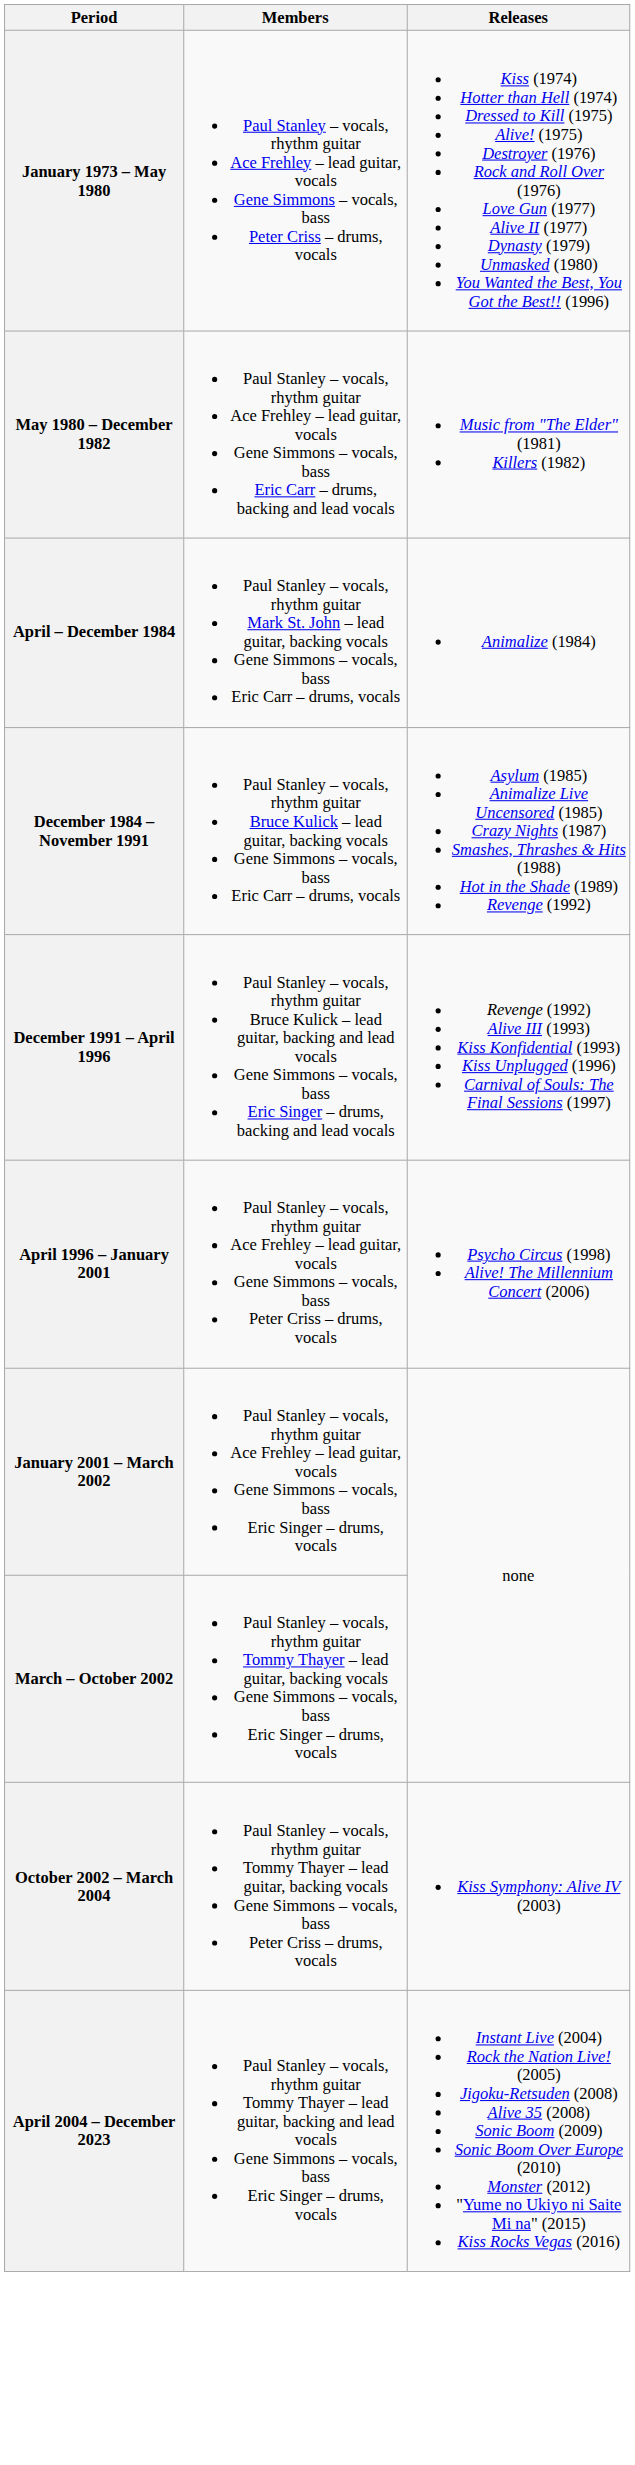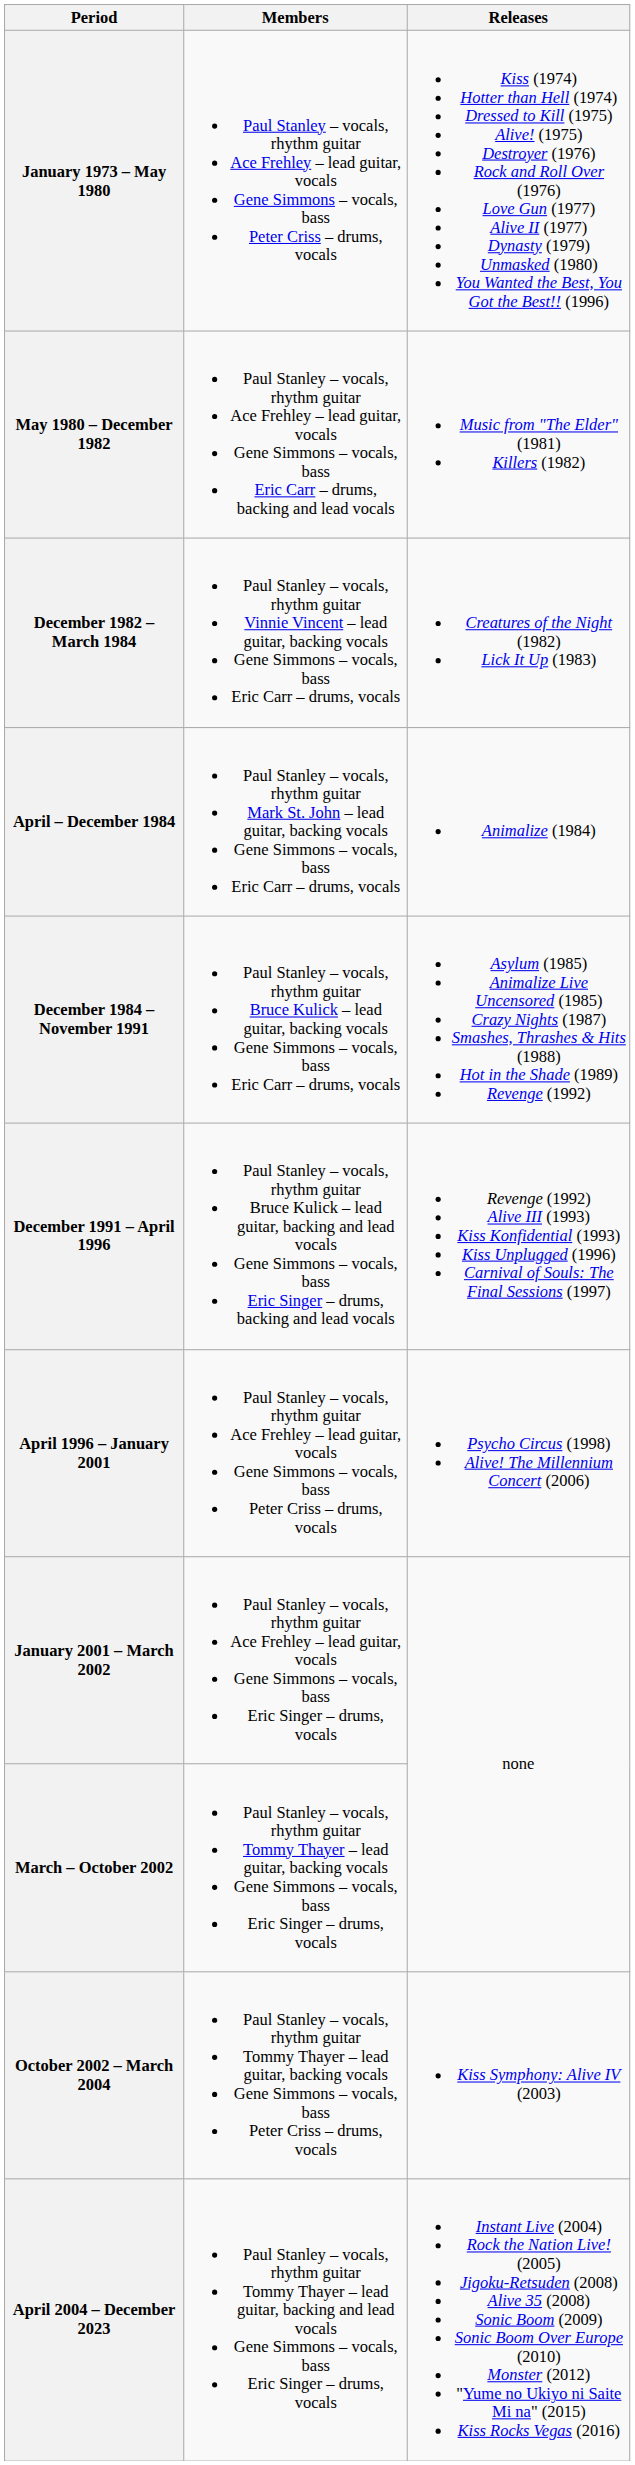+ row: (94, 632)
